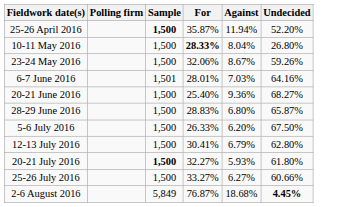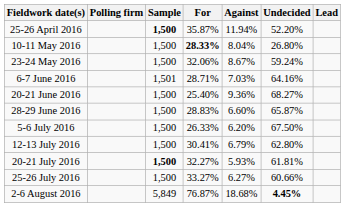+ column: (327, 12)
(287, 62) 59.26% -> (287, 62) 59.24%
(203, 78) 28.01% -> (203, 78) 28.71%
(241, 111) 6.80% -> (241, 111) 6.60%
(287, 161) 61.80% -> (287, 161) 61.81%
